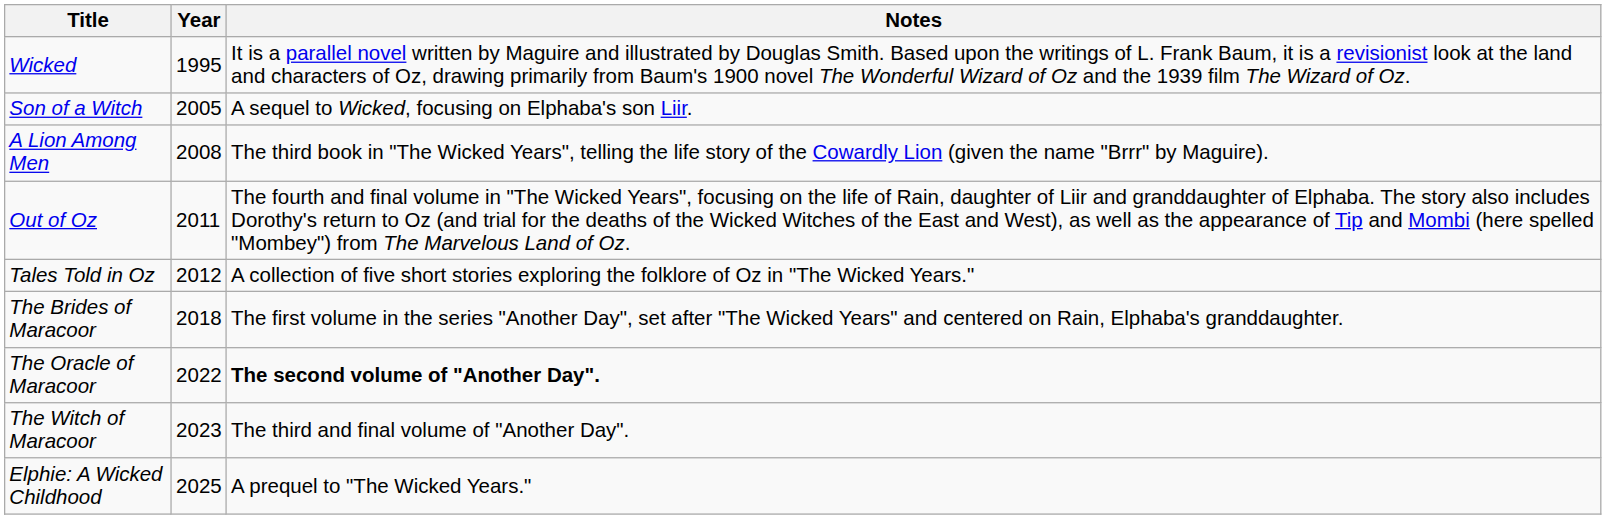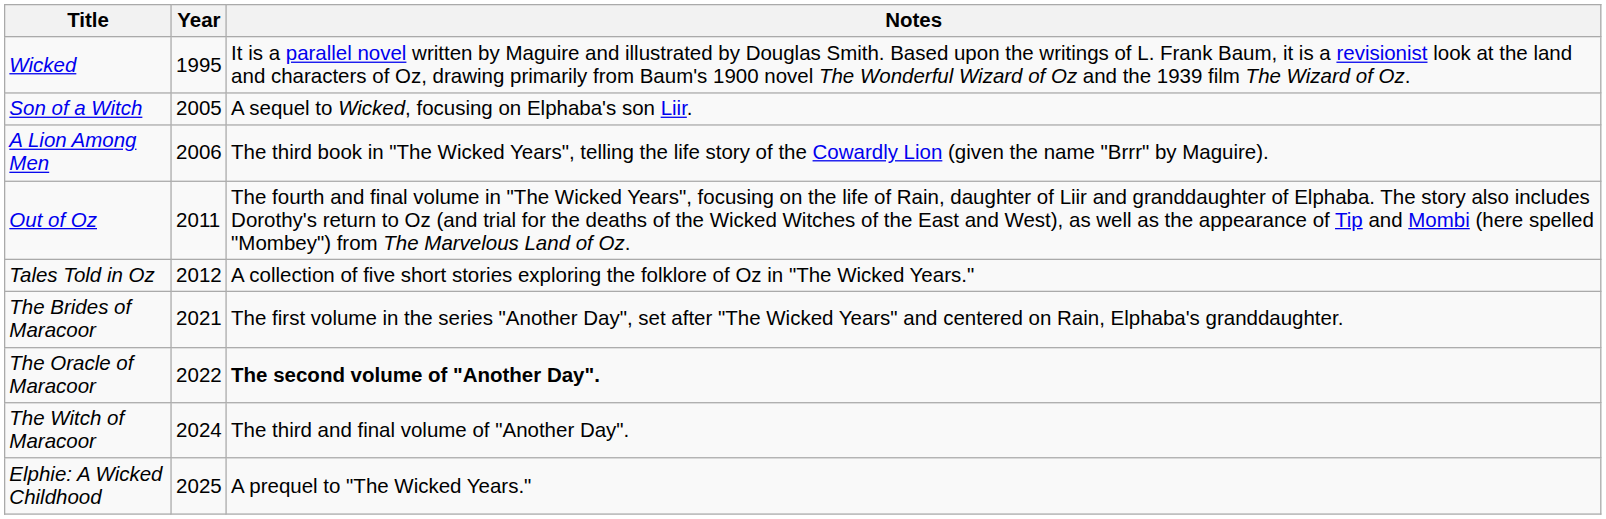(199, 152) 2008 -> (199, 152) 2006
(199, 319) 2018 -> (199, 319) 2021
(199, 430) 2023 -> (199, 430) 2024
